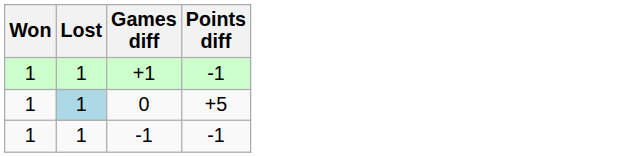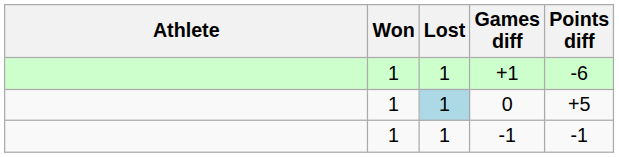+ column: (186, 31)
(216, 73) -1 -> (579, 73) -6
